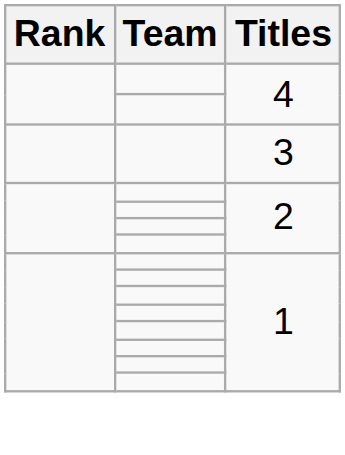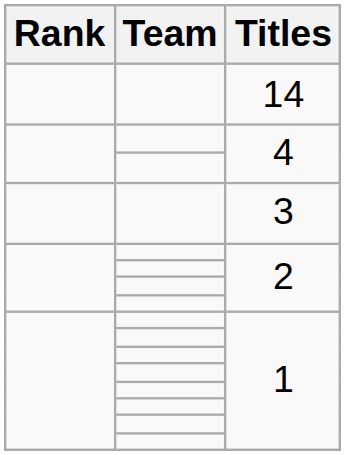+ row: (60, 94)
